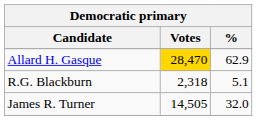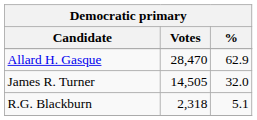(189, 60) gold background -> (189, 60) no background
rows swapped: (51, 104) <-> (50, 82)
